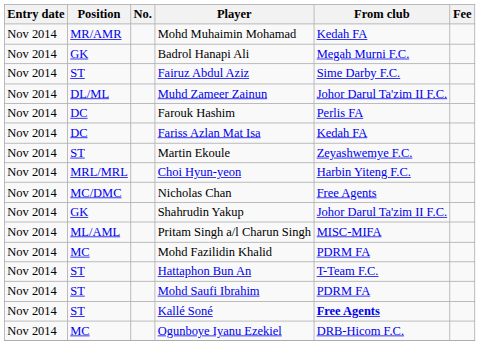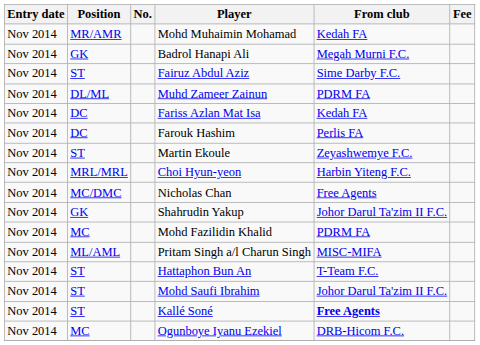(382, 93) Johor Darul Ta'zim II F.C. -> (343, 93) PDRM FA
rows swapped: (209, 133) <-> (196, 113)
rows swapped: (215, 251) <-> (234, 232)
(343, 291) PDRM FA -> (382, 291) Johor Darul Ta'zim II F.C.
